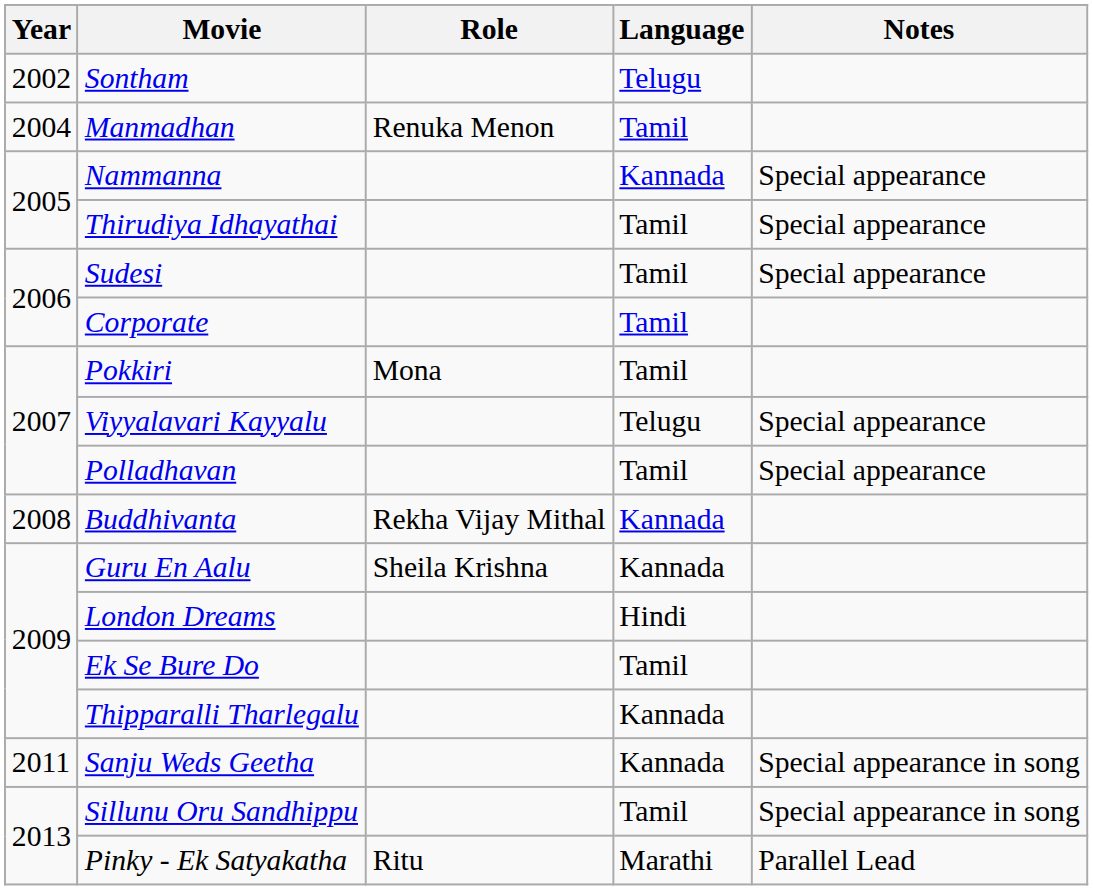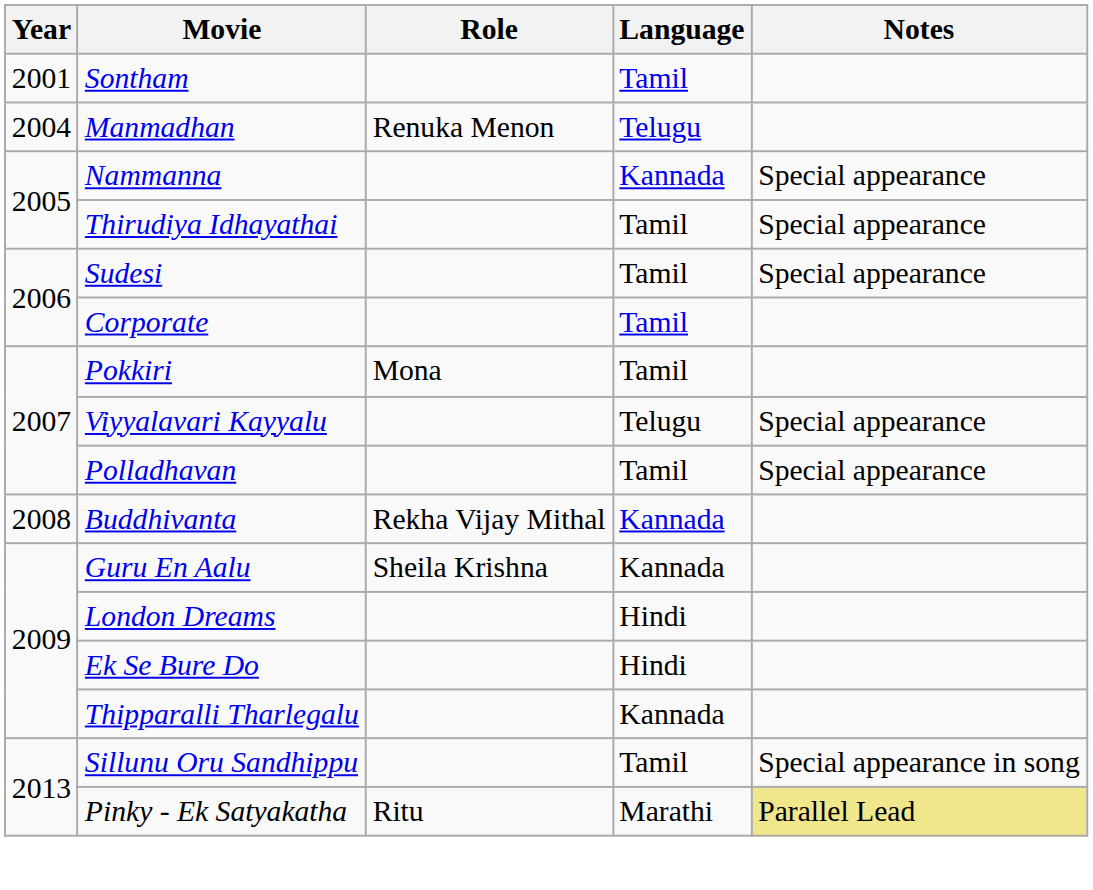(41, 77) 2002 -> (41, 77) 2001
(660, 77) Telugu -> (654, 77) Tamil
(654, 126) Tamil -> (660, 126) Telugu
(654, 664) Tamil -> (653, 664) Hindi
- row: (199, 762)
(837, 859) no background -> (837, 811) khaki background
